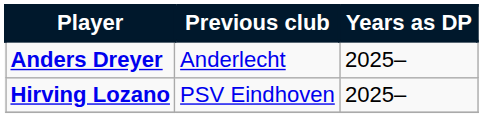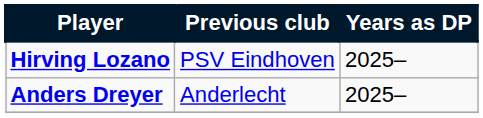rows swapped: (90, 94) <-> (87, 59)
